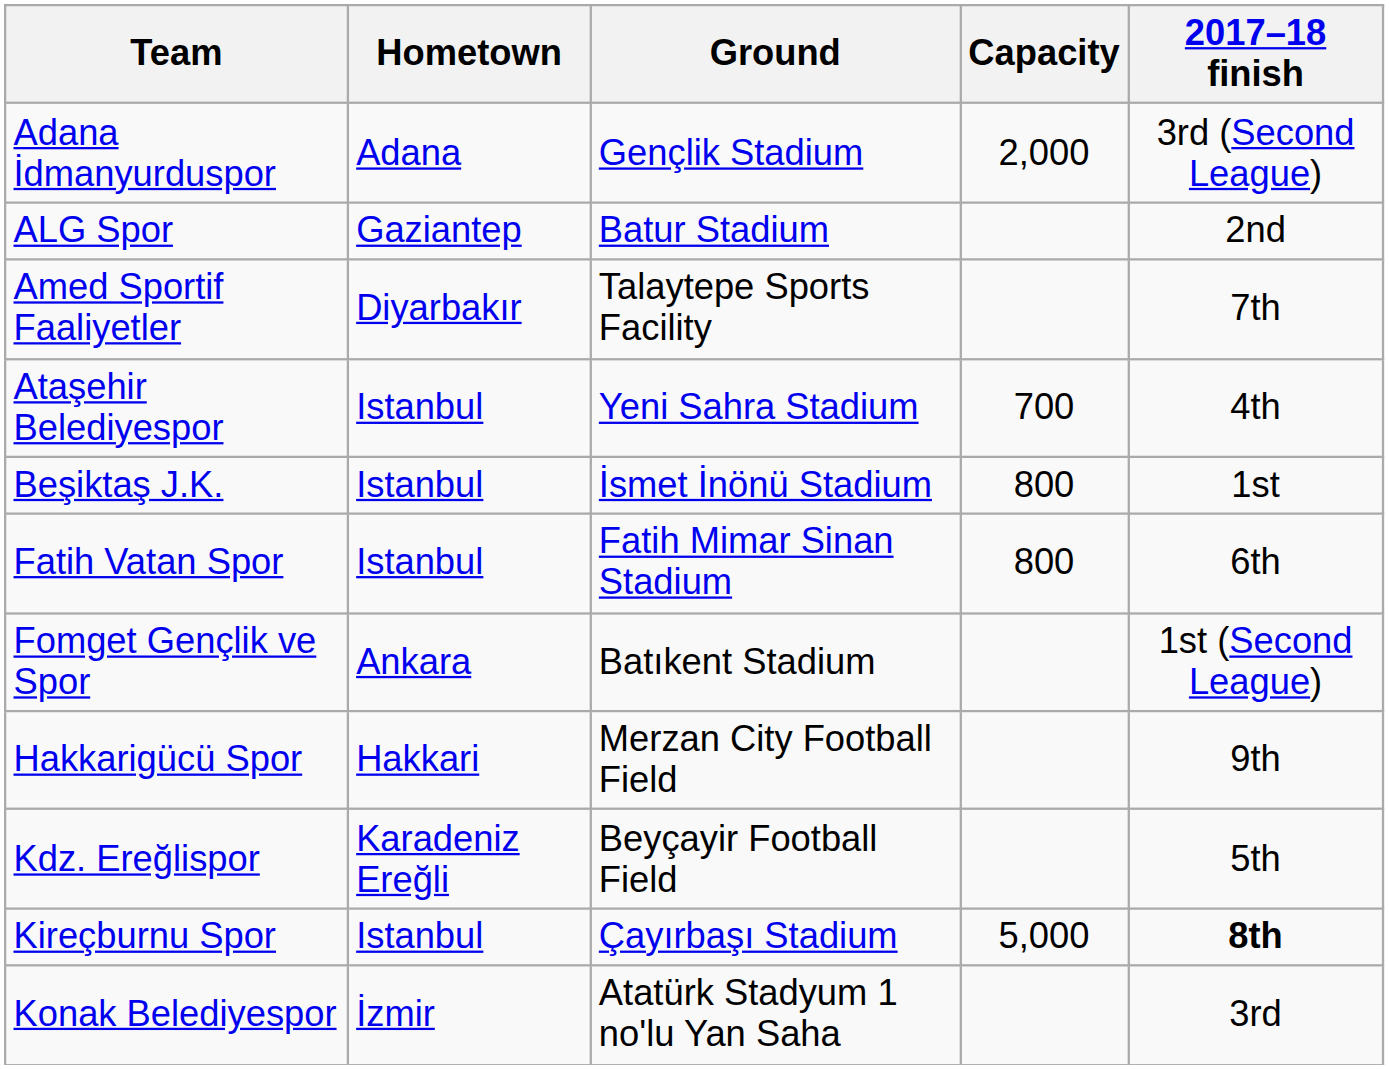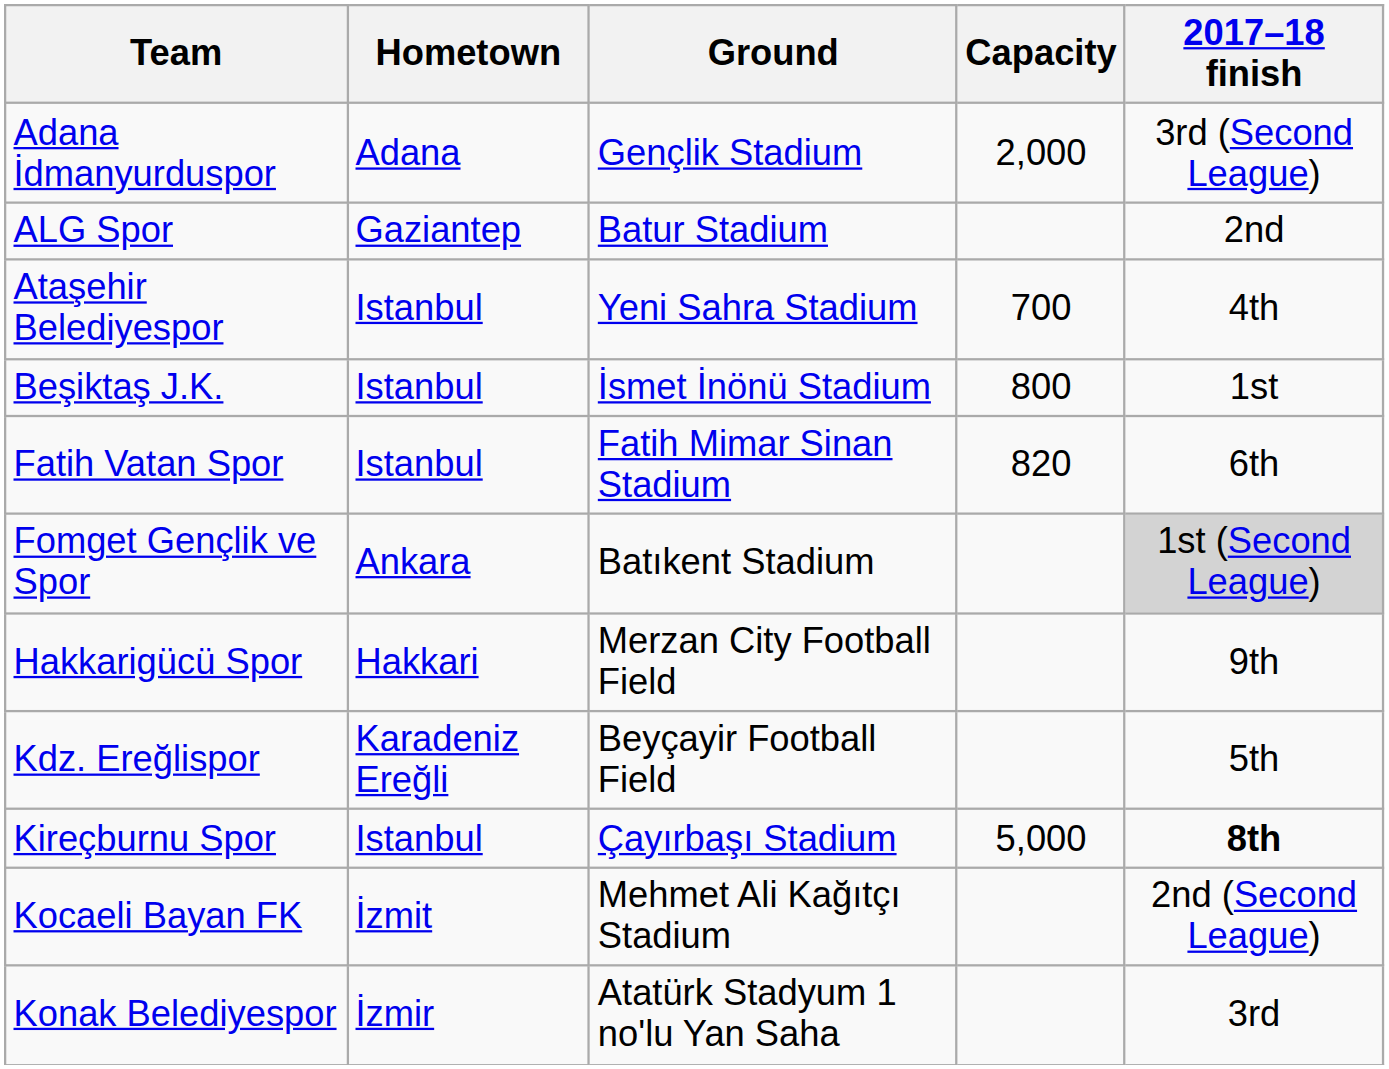- row: (118, 308)
(1044, 562) 800 -> (1041, 464) 820
(1256, 661) no background -> (1254, 562) lightgrey background
+ row: (158, 915)
